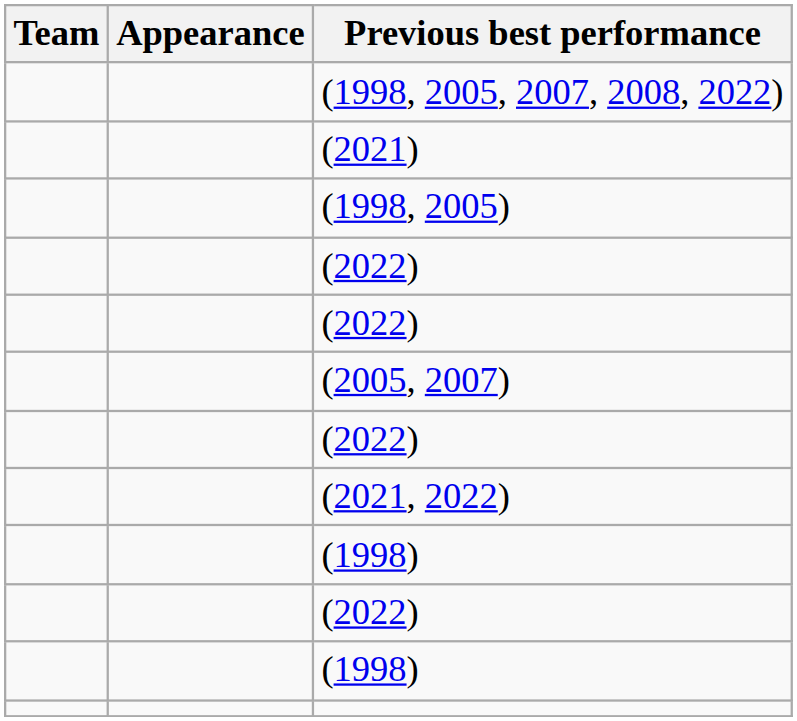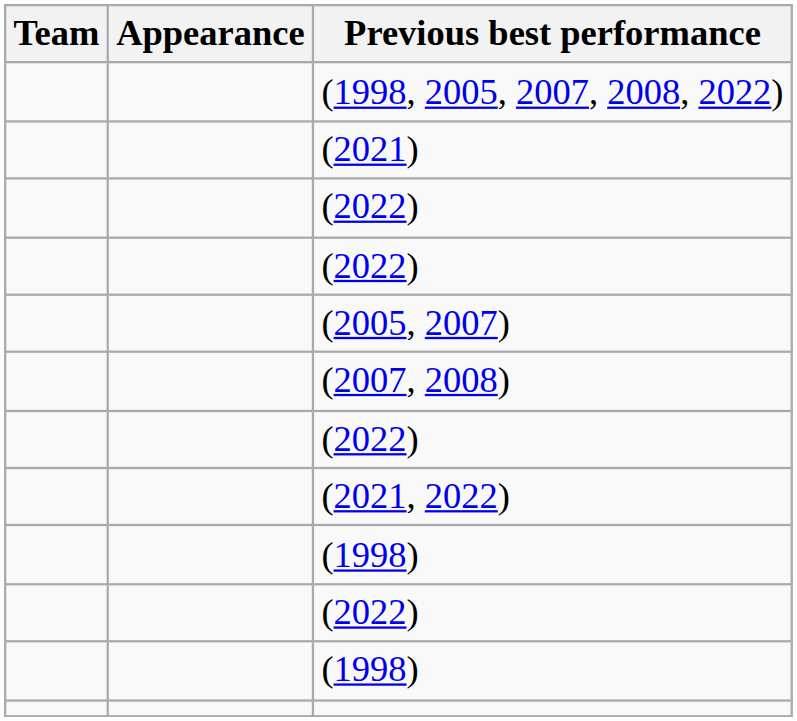- row: (56, 208)
+ row: (56, 381)
